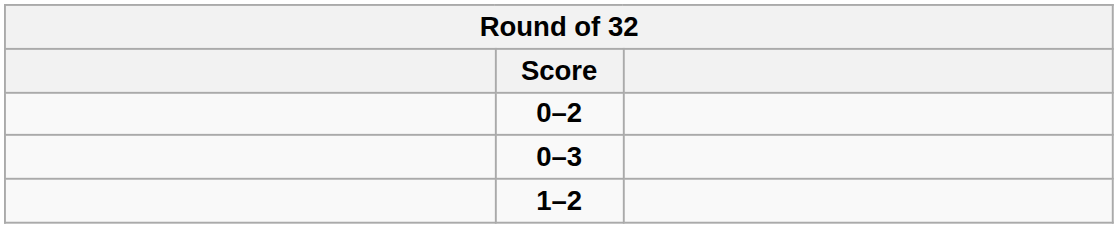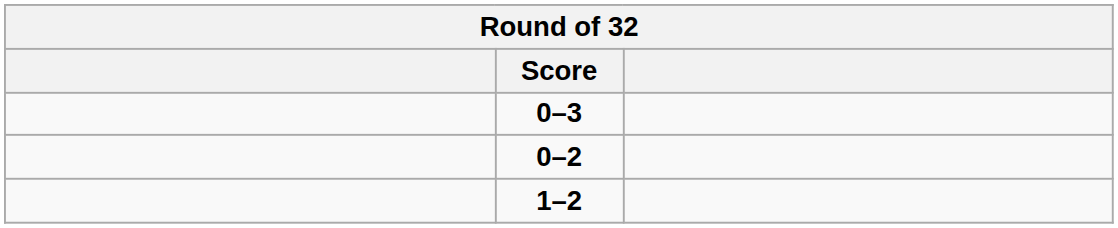rows swapped: (559, 114) <-> (559, 157)
